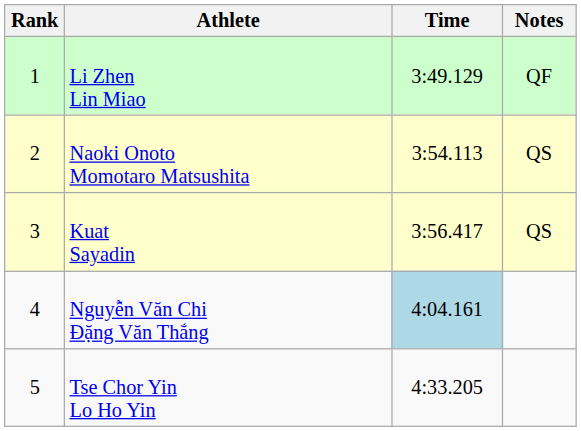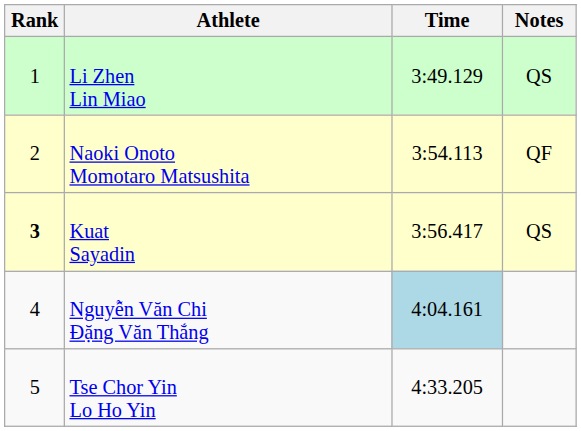(539, 75) QF -> (539, 75) QS
(539, 153) QS -> (539, 153) QF
(35, 231) normal -> (35, 231) bold
